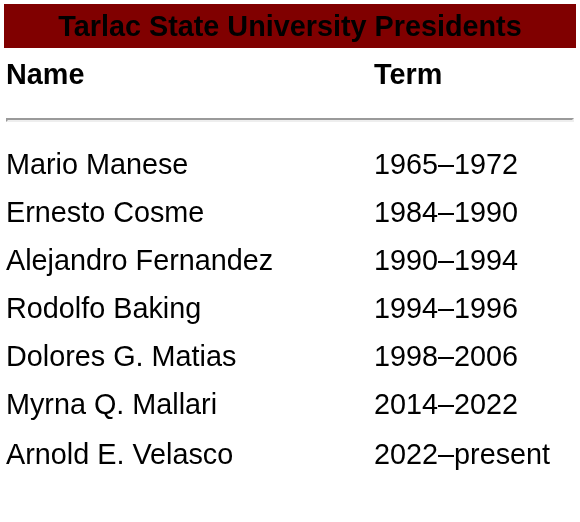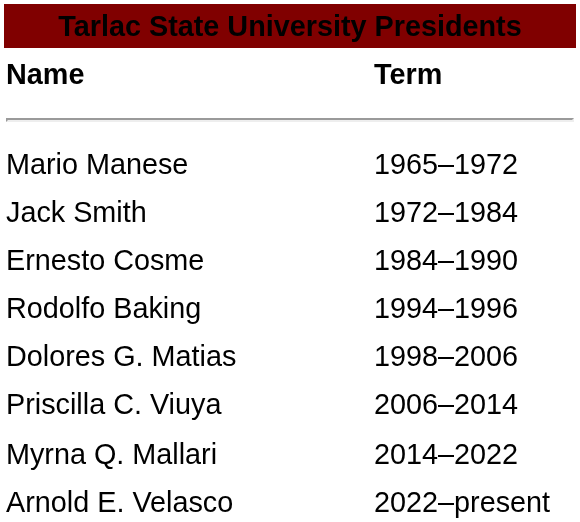+ row: (76, 212)
- row: (140, 260)
+ row: (114, 405)
